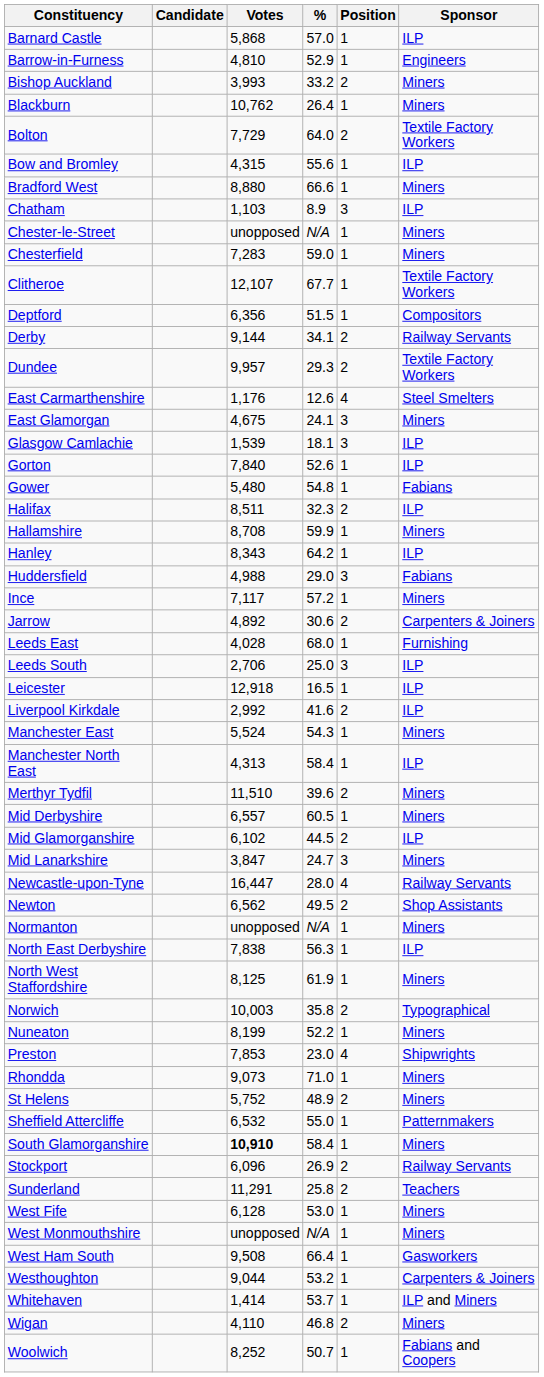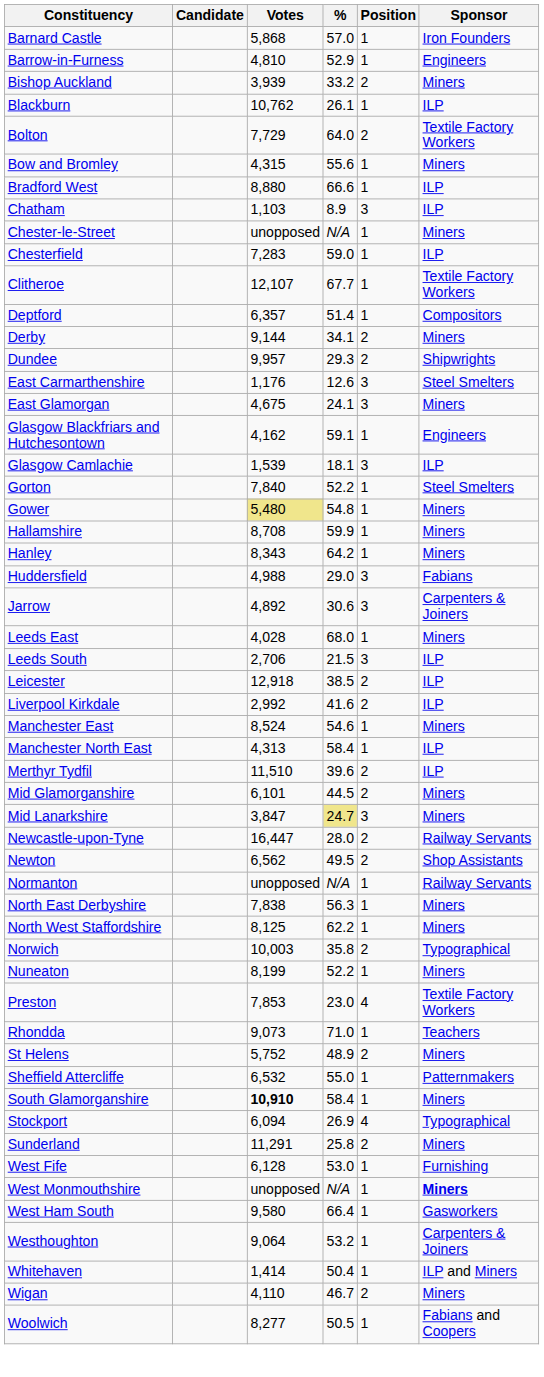(413, 37) ILP -> (466, 37) Iron Founders
(248, 82) 3,993 -> (268, 82) 3,939
(320, 104) 26.4 -> (340, 104) 26.1
(423, 104) Miners -> (433, 104) ILP
(413, 165) ILP -> (444, 165) Miners
(423, 187) Miners -> (433, 187) ILP
(423, 254) Miners -> (433, 254) ILP
(248, 315) 6,356 -> (268, 315) 6,357
(320, 315) 51.5 -> (340, 315) 51.4
(457, 337) Railway Servants -> (444, 337) Miners
(448, 367) Textile Factory Workers -> (459, 359) Shipwrights
(344, 398) 4 -> (364, 382) 3
+ row: (84, 434)
(320, 465) 52.6 -> (340, 487) 52.2
(413, 465) ILP -> (468, 487) Steel Smelters
(248, 487) no background -> (268, 509) khaki background
(427, 487) Fabians -> (444, 509) Miners
- row: (29, 509)
(413, 554) ILP -> (444, 554) Miners
- row: (21, 599)
(344, 621) 2 -> (364, 607) 3
(435, 643) Furnishing -> (444, 637) Miners
(320, 666) 25.0 -> (340, 659) 21.5
(320, 688) 16.5 -> (340, 681) 38.5
(344, 688) 1 -> (364, 681) 2
(248, 733) 5,524 -> (268, 726) 8,524
(320, 733) 54.3 -> (340, 726) 54.6
(423, 793) Miners -> (433, 771) ILP
- row: (55, 815)
(248, 838) 6,102 -> (268, 793) 6,101
(413, 838) ILP -> (444, 793) Miners
(320, 860) no background -> (340, 815) khaki background
(344, 882) 4 -> (364, 838) 2
(423, 927) Miners -> (477, 882) Railway Servants
(413, 949) ILP -> (444, 905) Miners
(320, 980) 61.9 -> (340, 927) 62.2
(439, 1055) Shipwrights -> (468, 1002) Textile Factory Workers
(423, 1077) Miners -> (451, 1032) Teachers
(248, 1166) 6,096 -> (268, 1122) 6,094
(344, 1166) 2 -> (364, 1122) 4
(457, 1166) Railway Servants -> (466, 1122) Typographical
(431, 1189) Teachers -> (444, 1144) Miners
(423, 1211) Miners -> (455, 1166) Furnishing
(423, 1233) normal -> (445, 1189) bold
(248, 1256) 9,508 -> (268, 1211) 9,580
(248, 1278) 9,044 -> (268, 1241) 9,064
(320, 1300) 53.7 -> (340, 1271) 50.4
(320, 1323) 46.8 -> (340, 1294) 46.7
(248, 1353) 8,252 -> (268, 1324) 8,277
(320, 1353) 50.7 -> (340, 1324) 50.5
